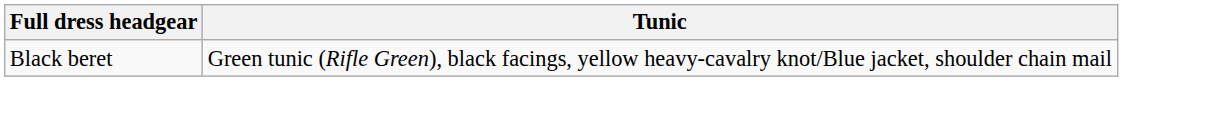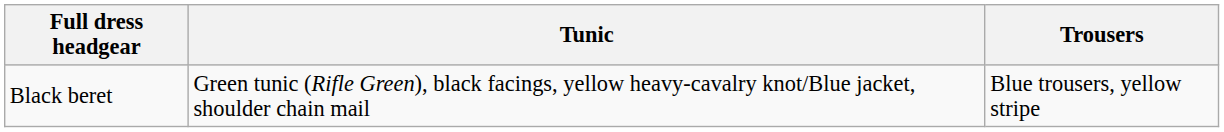+ column: (1102, 34)
